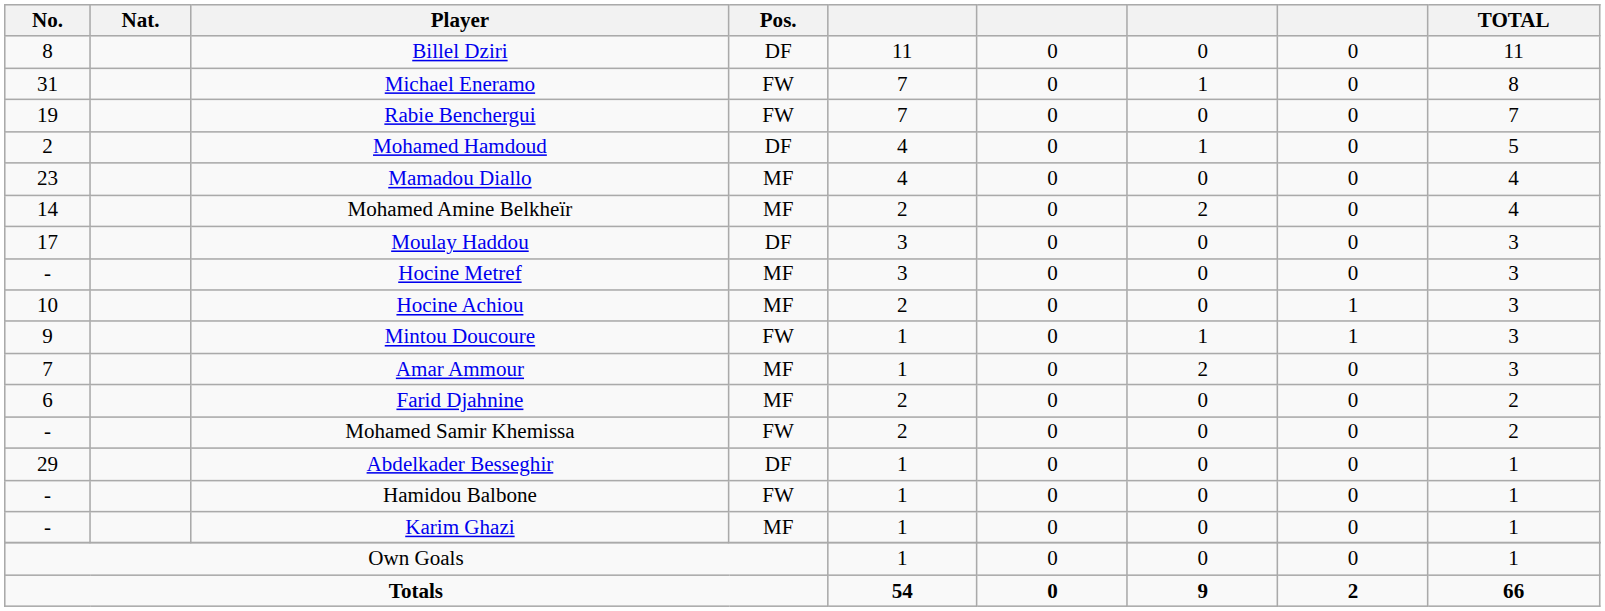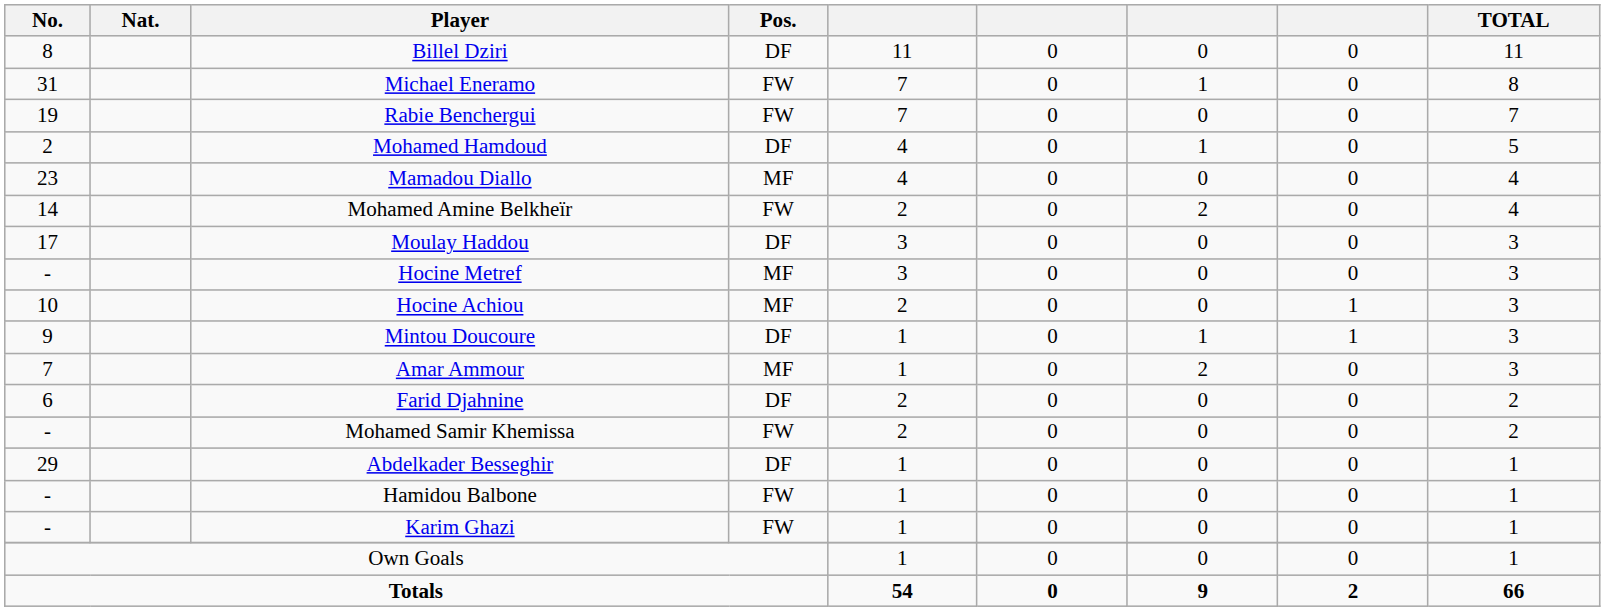(778, 210) MF -> (778, 210) FW
(778, 336) FW -> (778, 336) DF
(778, 400) MF -> (778, 400) DF
(778, 526) MF -> (778, 526) FW
